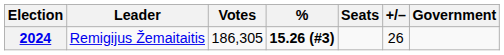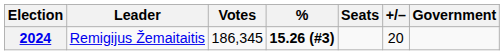(237, 38) 186,305 -> (237, 38) 186,345
(396, 38) 26 -> (396, 38) 20
